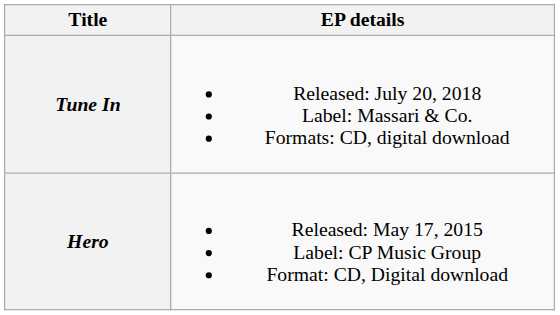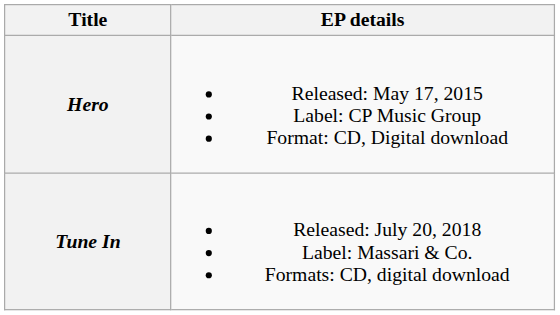rows swapped: (88, 241) <-> (88, 104)
